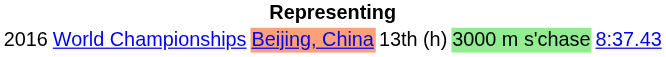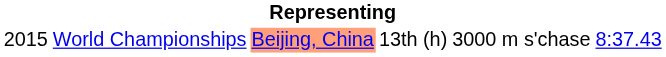(26, 40) 2016 -> (26, 40) 2015
(521, 40) lightgreen background -> (521, 40) no background
